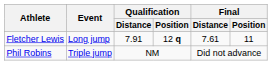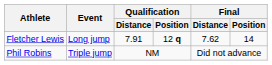(210, 39) 7.61 -> (210, 39) 7.62
(249, 39) 11 -> (249, 39) 14
